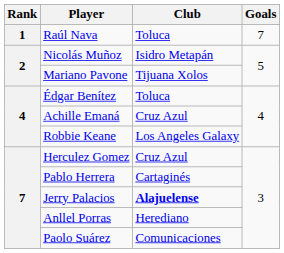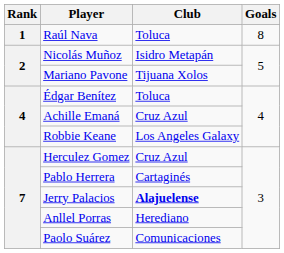(261, 34) 7 -> (261, 34) 8
